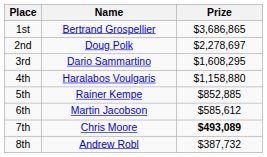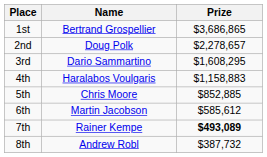(219, 45) $2,278,697 -> (219, 45) $2,278,657
(219, 78) $1,158,880 -> (219, 78) $1,158,883
(109, 95) Rainer Kempe -> (109, 95) Chris Moore
(109, 128) Chris Moore -> (109, 128) Rainer Kempe
